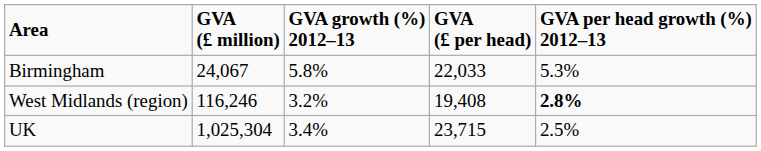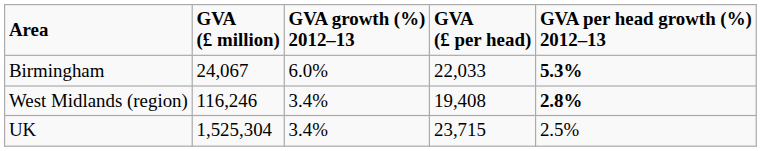(308, 70) 5.8% -> (308, 70) 6.0%
(560, 70) normal -> (561, 70) bold
(308, 100) 3.2% -> (308, 100) 3.4%
(234, 130) 1,025,304 -> (234, 130) 1,525,304
